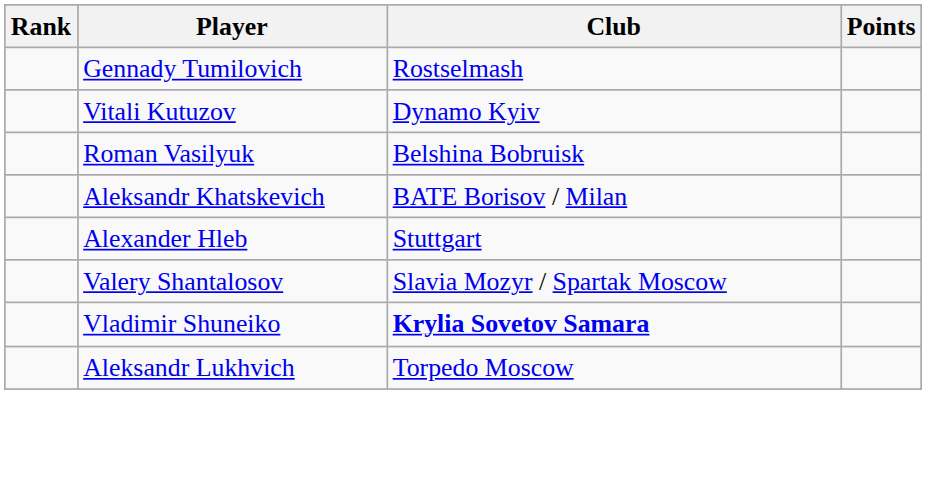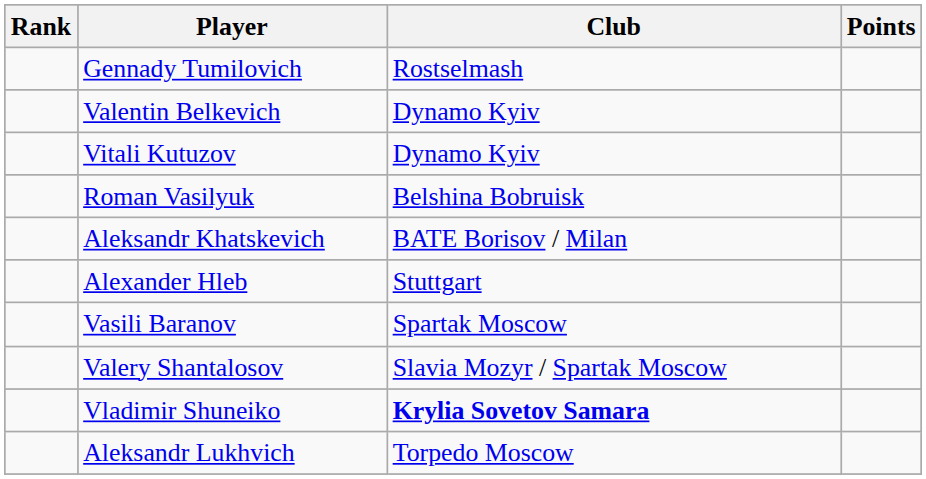+ row: (182, 111)
+ row: (160, 324)
